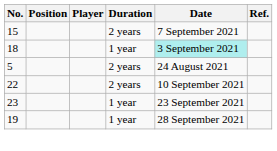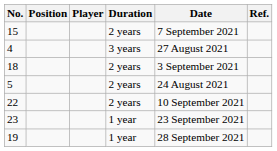+ row: (10, 48)
(122, 48) 1 year -> (125, 66) 2 years
(198, 48) paleturquoise background -> (198, 66) no background
